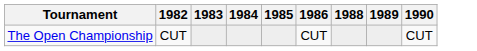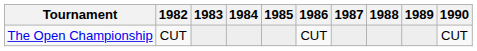+ column: (349, 15)
